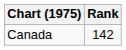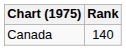(103, 34) 142 -> (103, 34) 140
